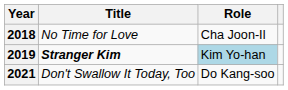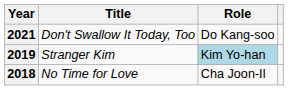rows swapped: (21, 34) <-> (21, 74)
(81, 54) bold -> (78, 54) normal
